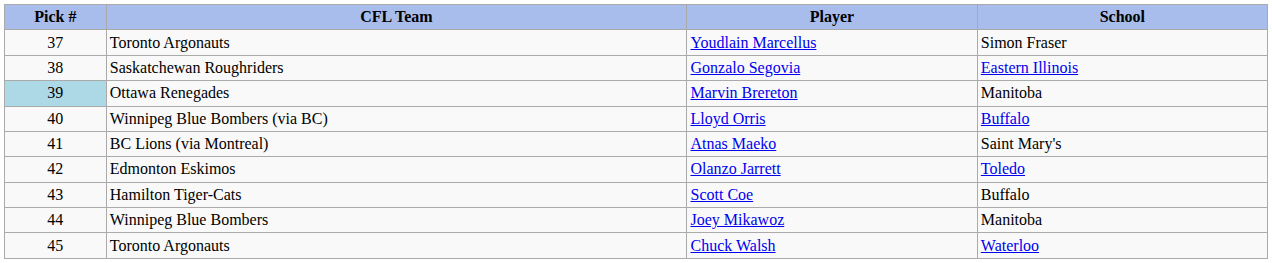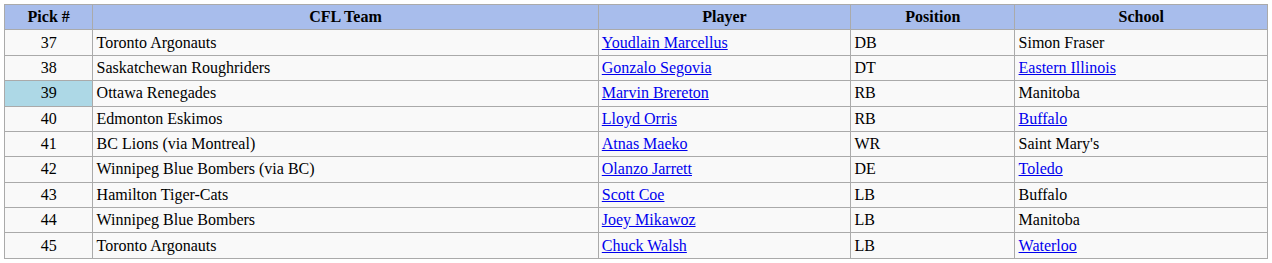+ column: (933, 17)
(219, 118) Winnipeg Blue Bombers (via BC) -> (159, 118) Edmonton Eskimos
(173, 169) Edmonton Eskimos -> (206, 169) Winnipeg Blue Bombers (via BC)
